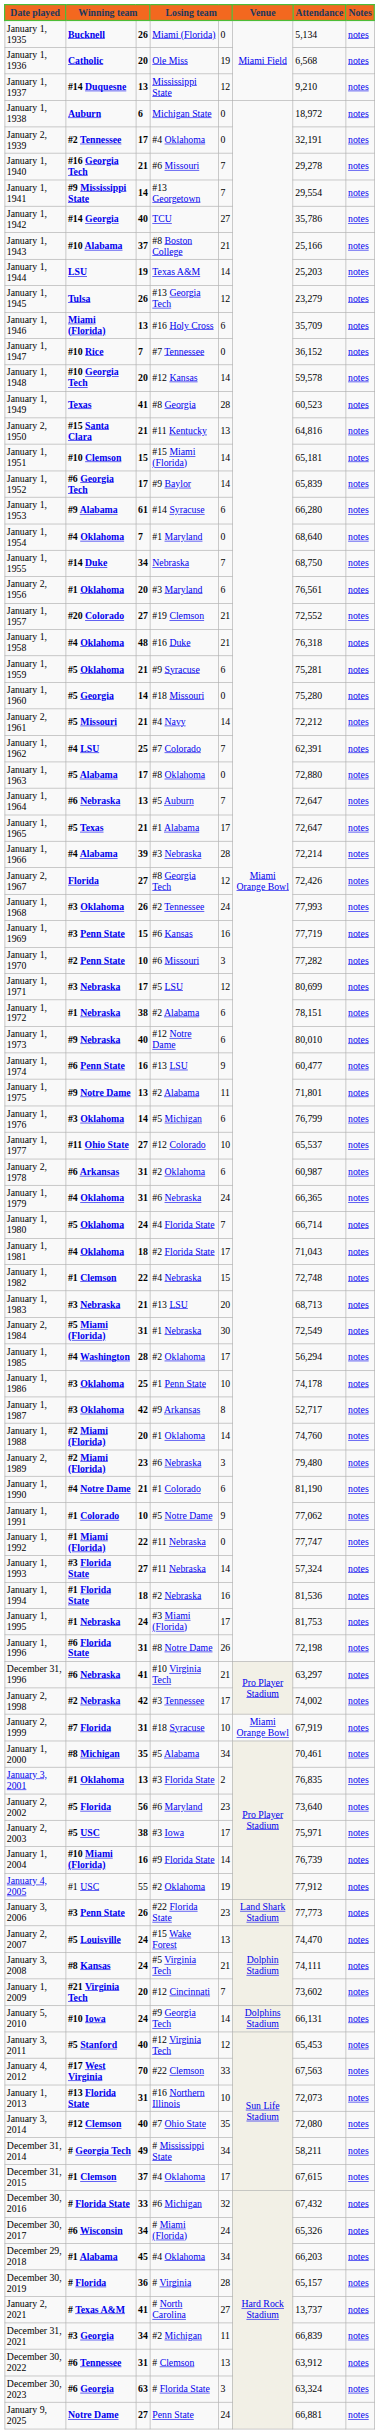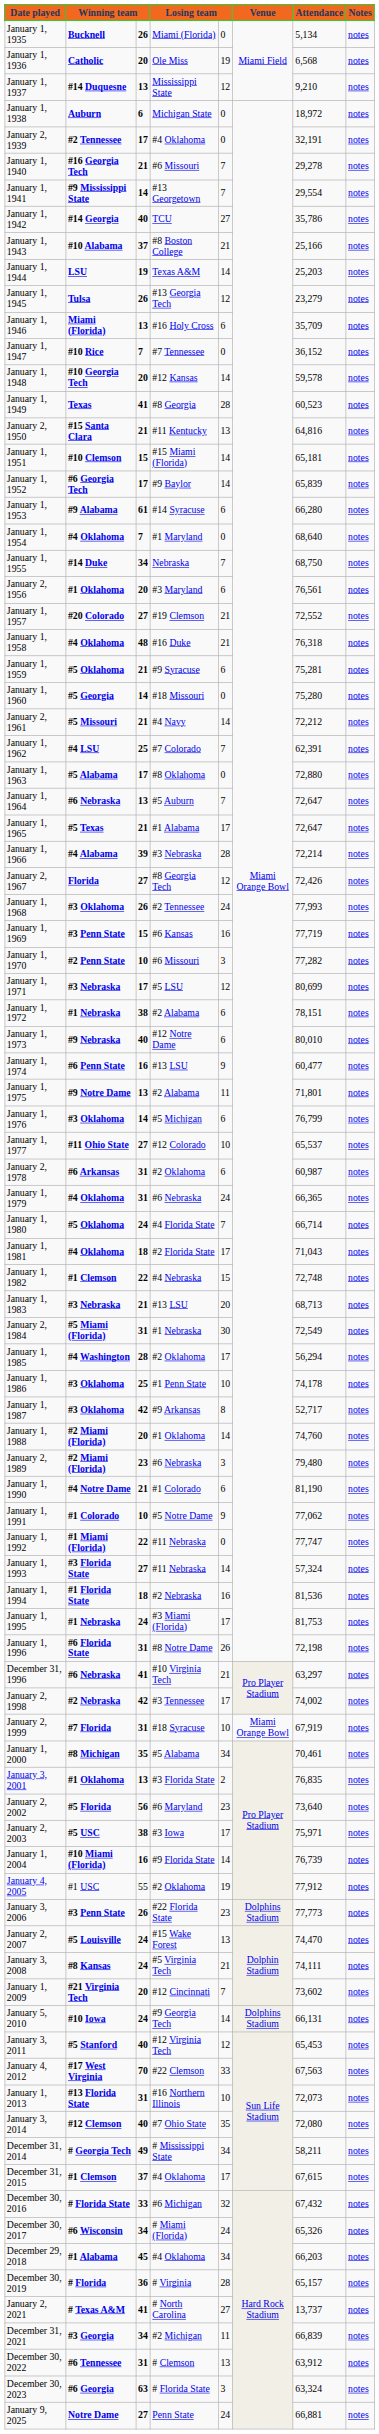(263, 1912) Land Shark Stadium -> (263, 1912) Dolphins Stadium
